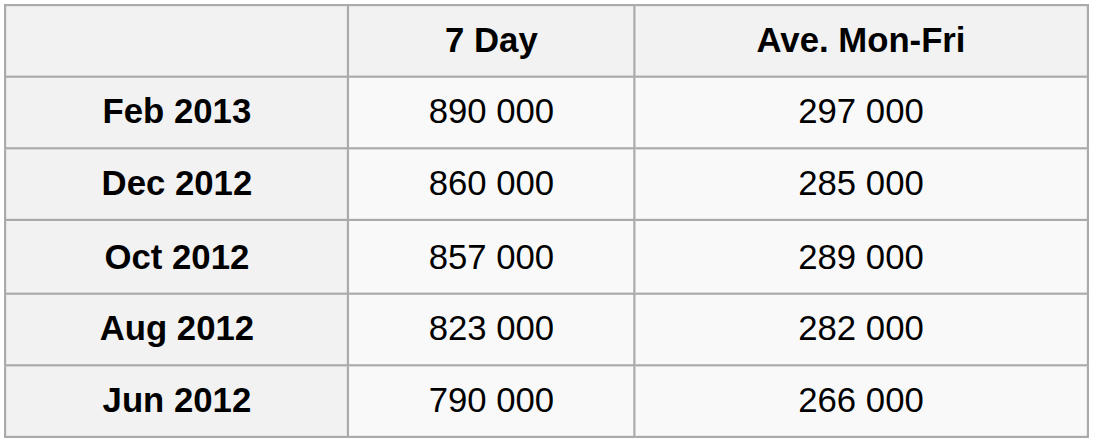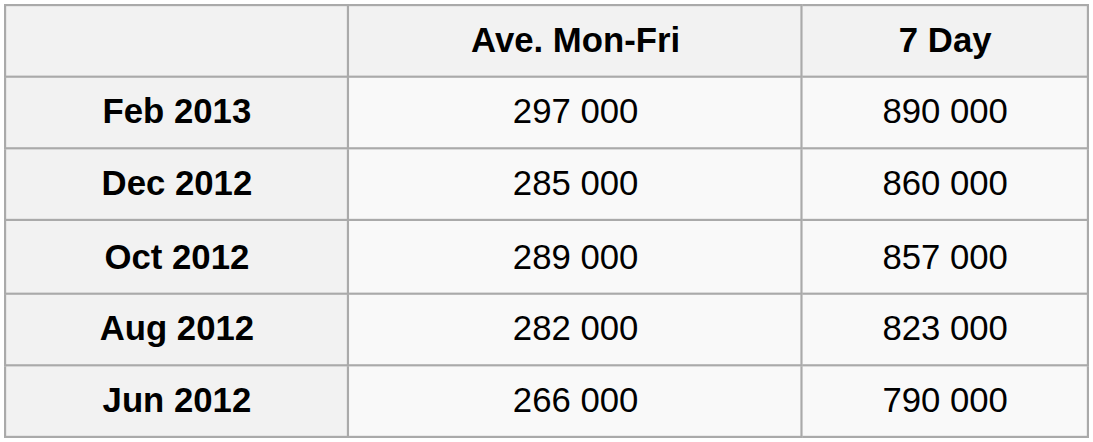columns swapped: (491, 40) <-> (861, 40)
